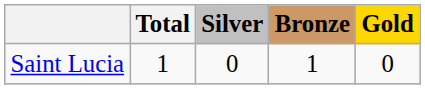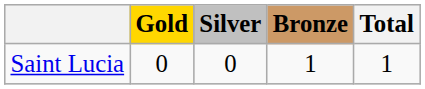columns swapped: (388, 24) <-> (163, 24)
